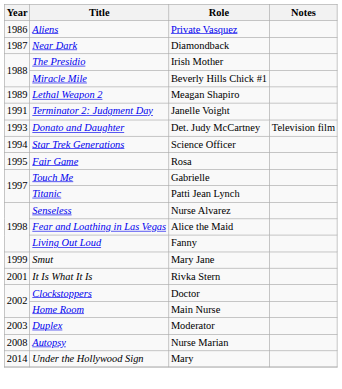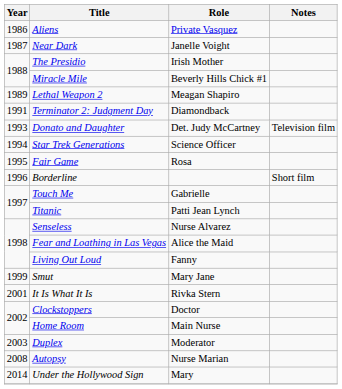(200, 45) Diamondback -> (200, 45) Janelle Voight
(200, 111) Janelle Voight -> (200, 111) Diamondback
+ row: (55, 177)
